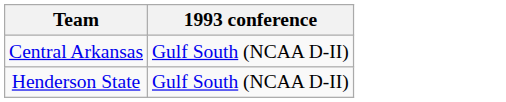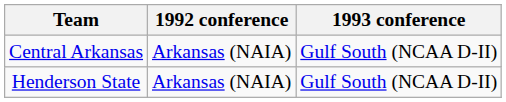+ column: (222, 19)
